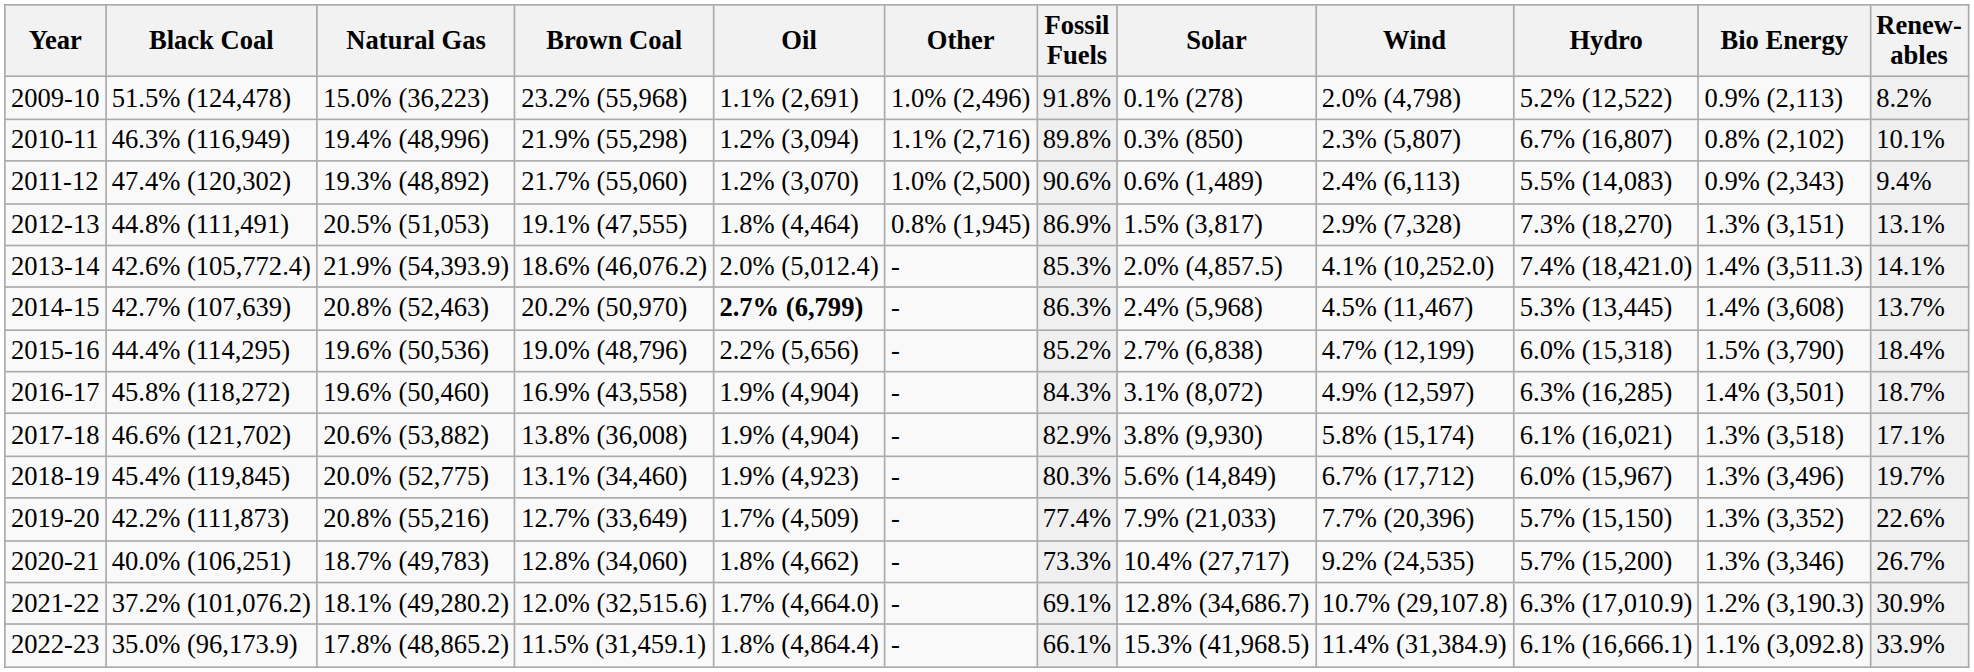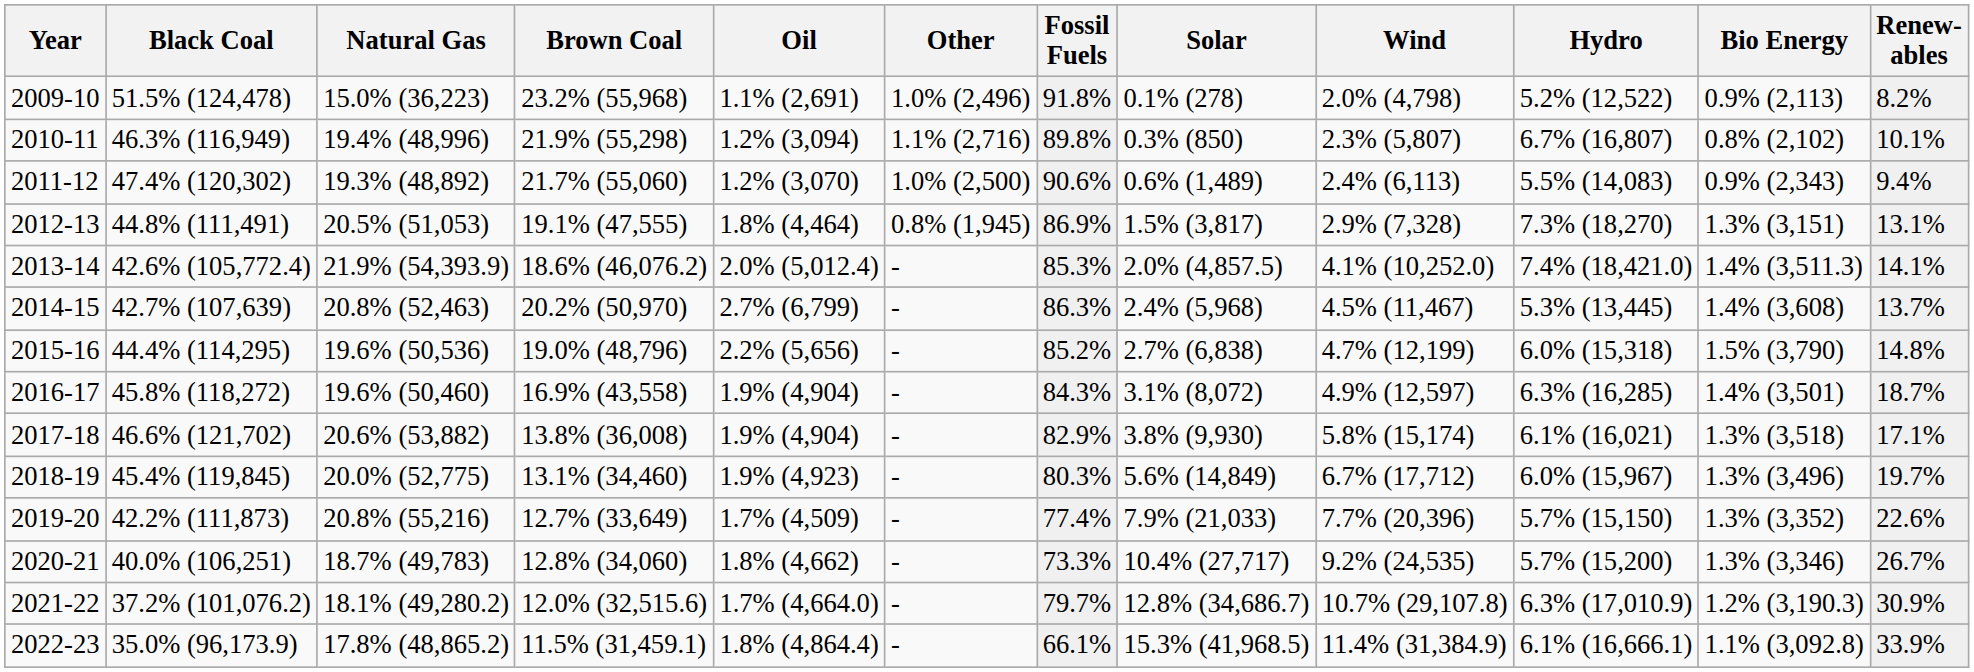(791, 308) bold -> (789, 308) normal
(1910, 350) 18.4% -> (1910, 350) 14.8%
(1077, 603) 69.1% -> (1077, 603) 79.7%
